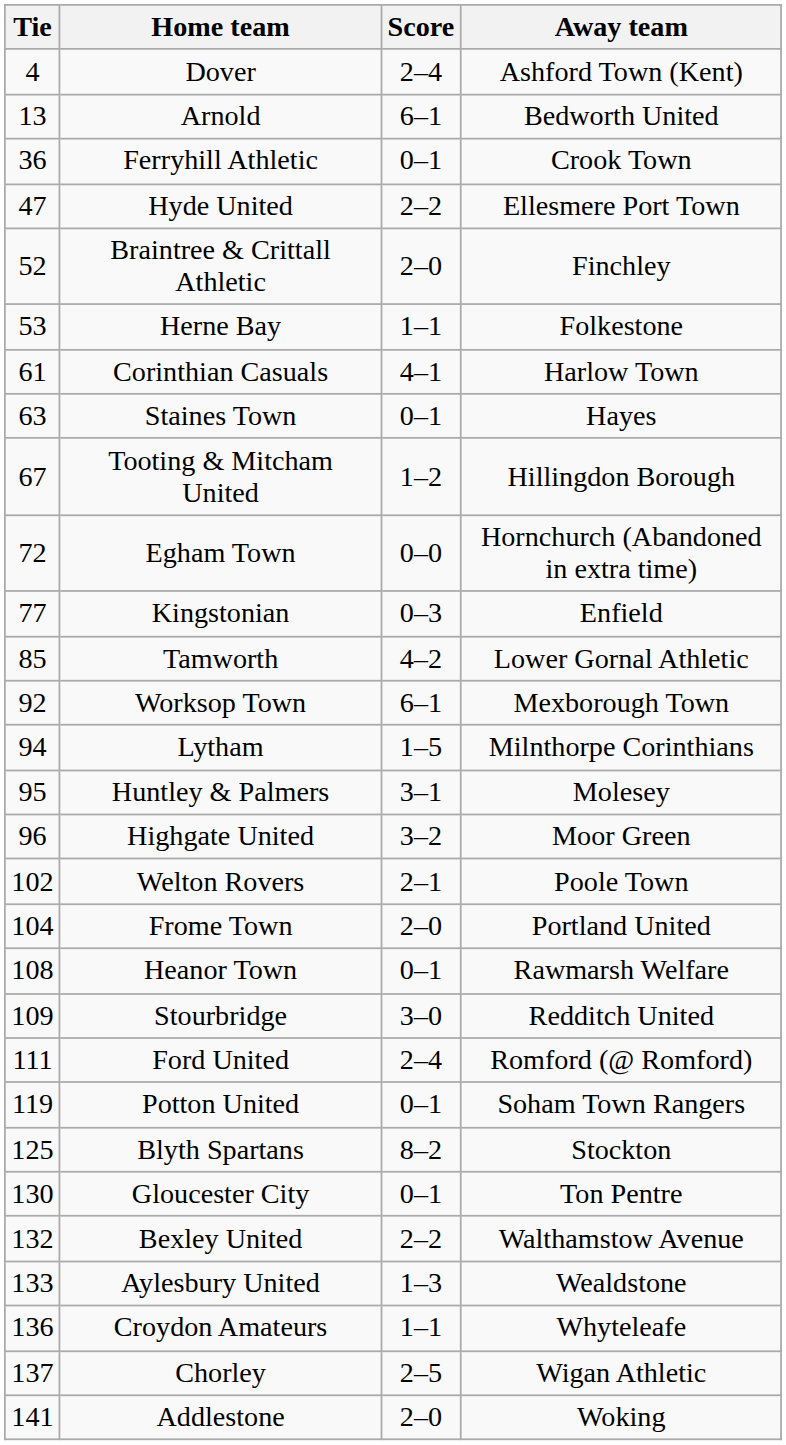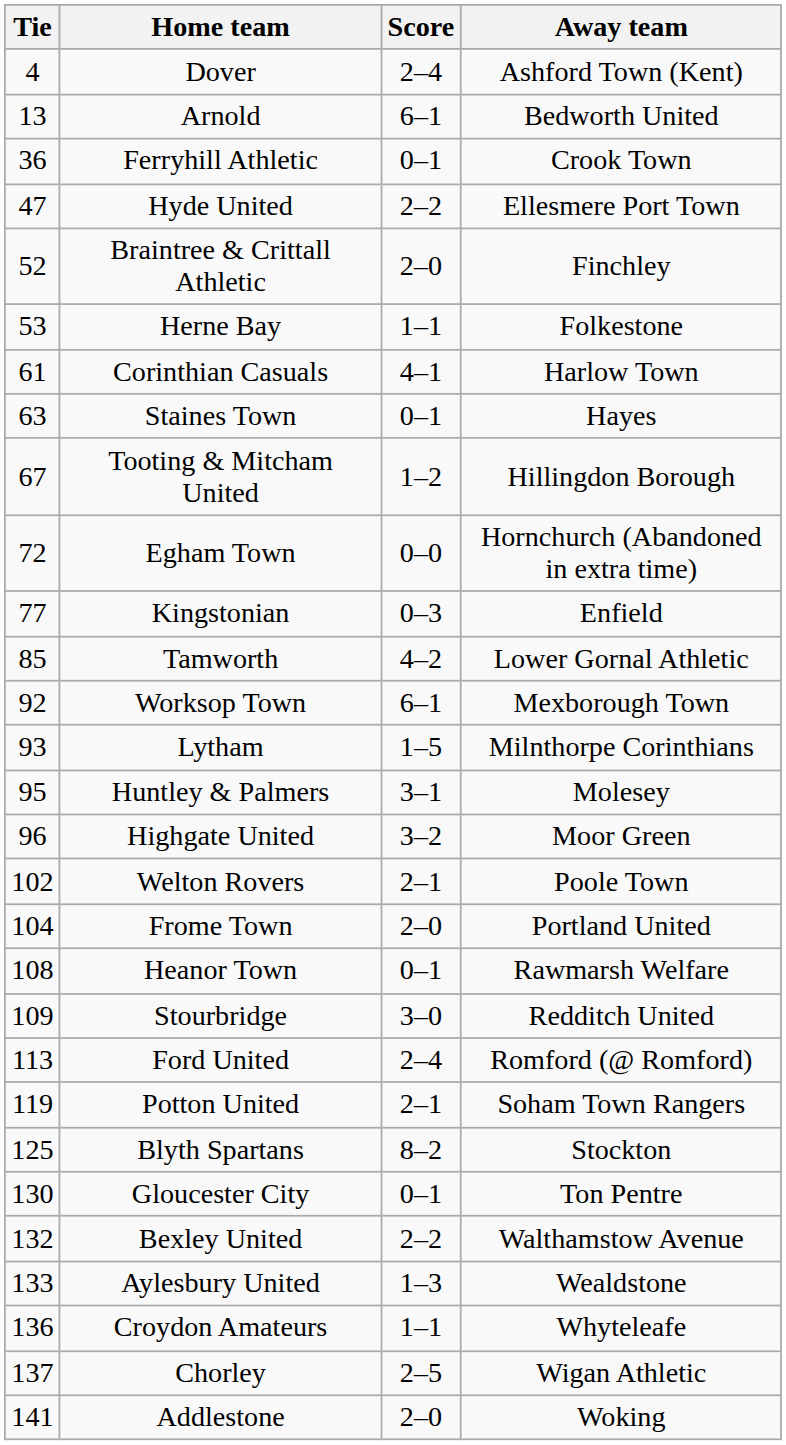(32, 747) 94 -> (32, 747) 93
(32, 1059) 111 -> (32, 1059) 113
(421, 1104) 0–1 -> (421, 1104) 2–1
